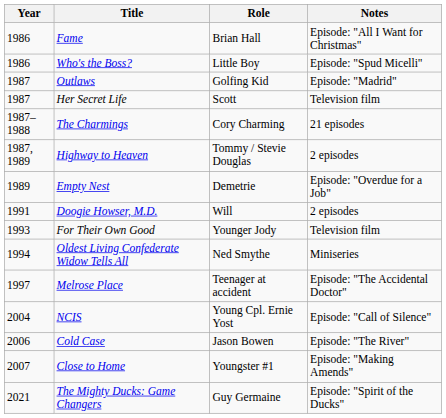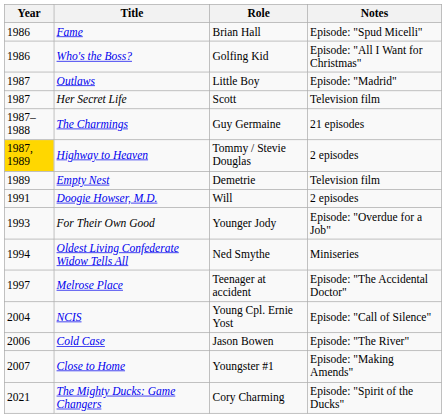(366, 38) Episode: "All I Want for Christmas" -> (366, 31) Episode: "Spud Micelli"
(236, 63) Little Boy -> (241, 56) Golfing Kid
(366, 63) Episode: "Spud Micelli" -> (366, 56) Episode: "All I Want for Christmas"
(241, 81) Golfing Kid -> (236, 81) Little Boy
(249, 124) Cory Charming -> (247, 124) Guy Germaine
(20, 155) no background -> (20, 155) gold background
(366, 186) Episode: "Overdue for a Job" -> (345, 180) Television film
(345, 229) Television film -> (366, 223) Episode: "Overdue for a Job"
(247, 397) Guy Germaine -> (249, 397) Cory Charming
